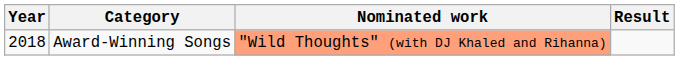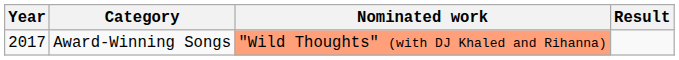(27, 43) 2018 -> (27, 43) 2017
